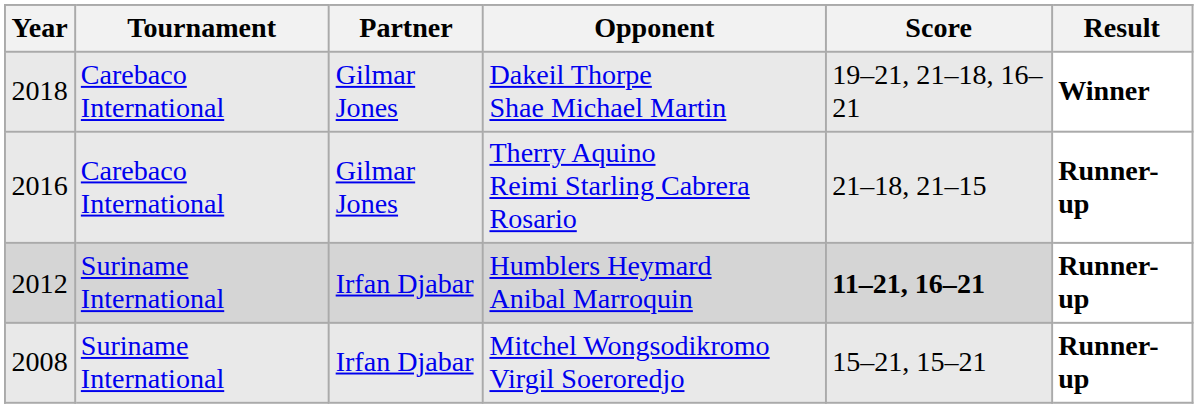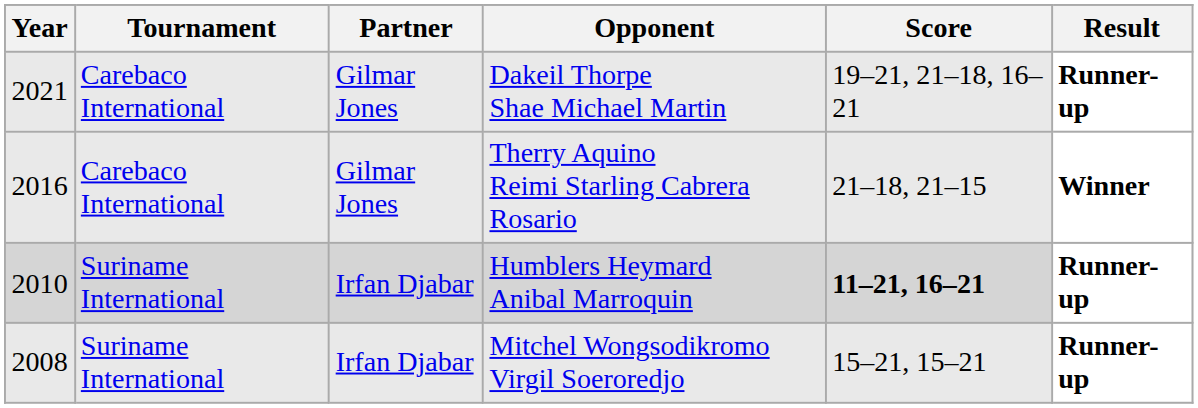(40, 90) 2018 -> (40, 90) 2021
(1104, 90) Winner -> (1108, 90) Runner-up
(1108, 186) Runner-up -> (1104, 186) Winner
(40, 283) 2012 -> (40, 283) 2010
